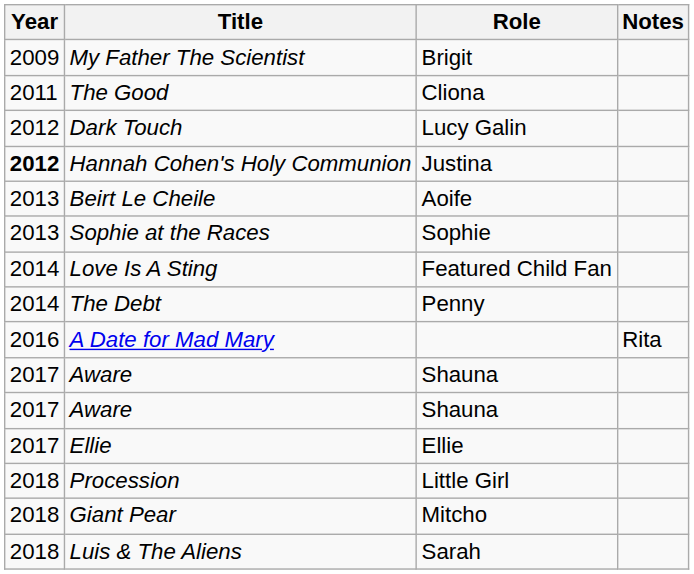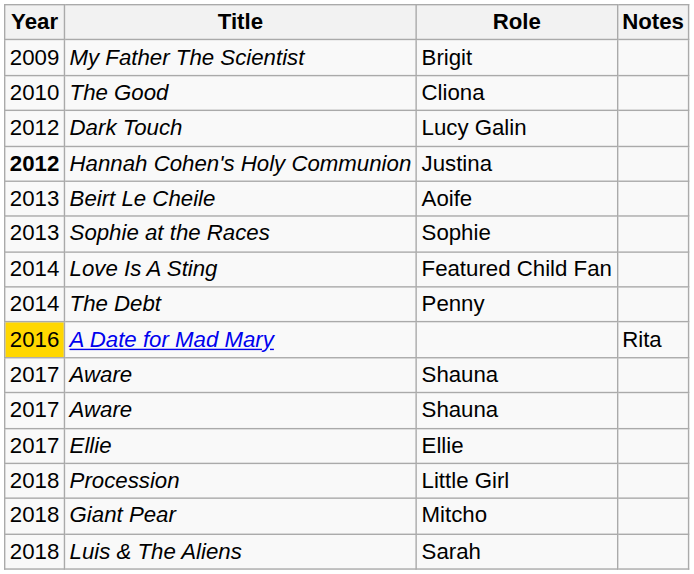(34, 92) 2011 -> (35, 92) 2010
(35, 339) no background -> (35, 339) gold background
